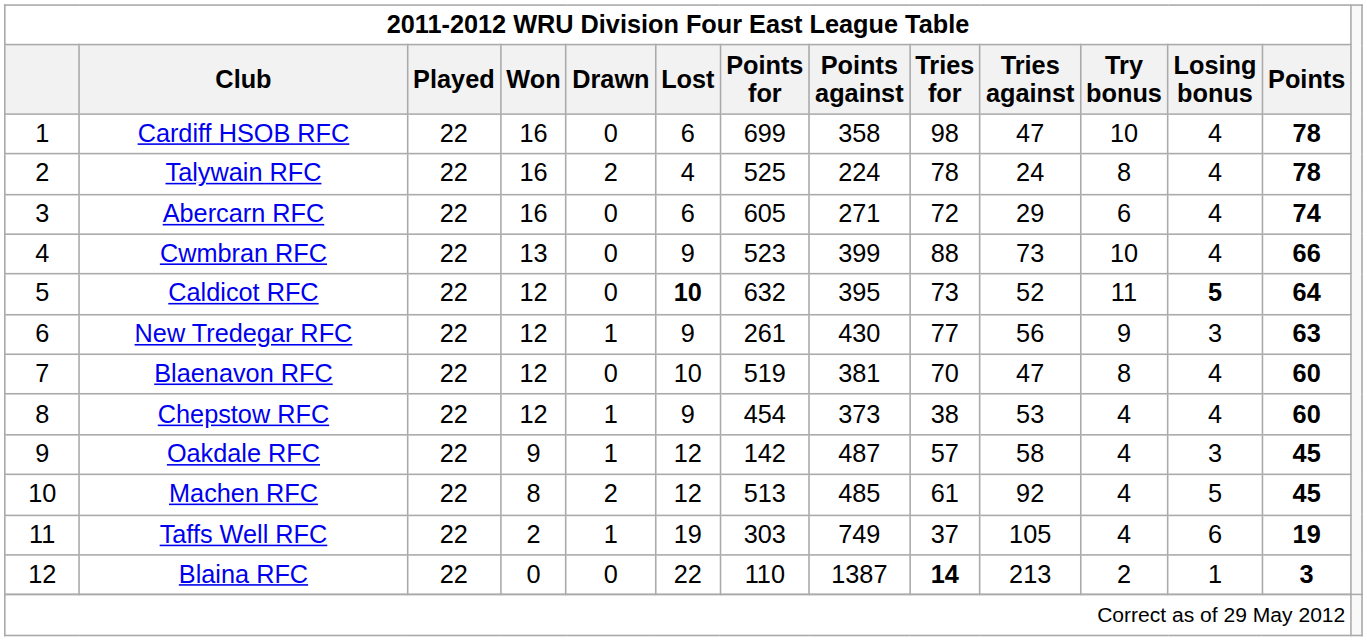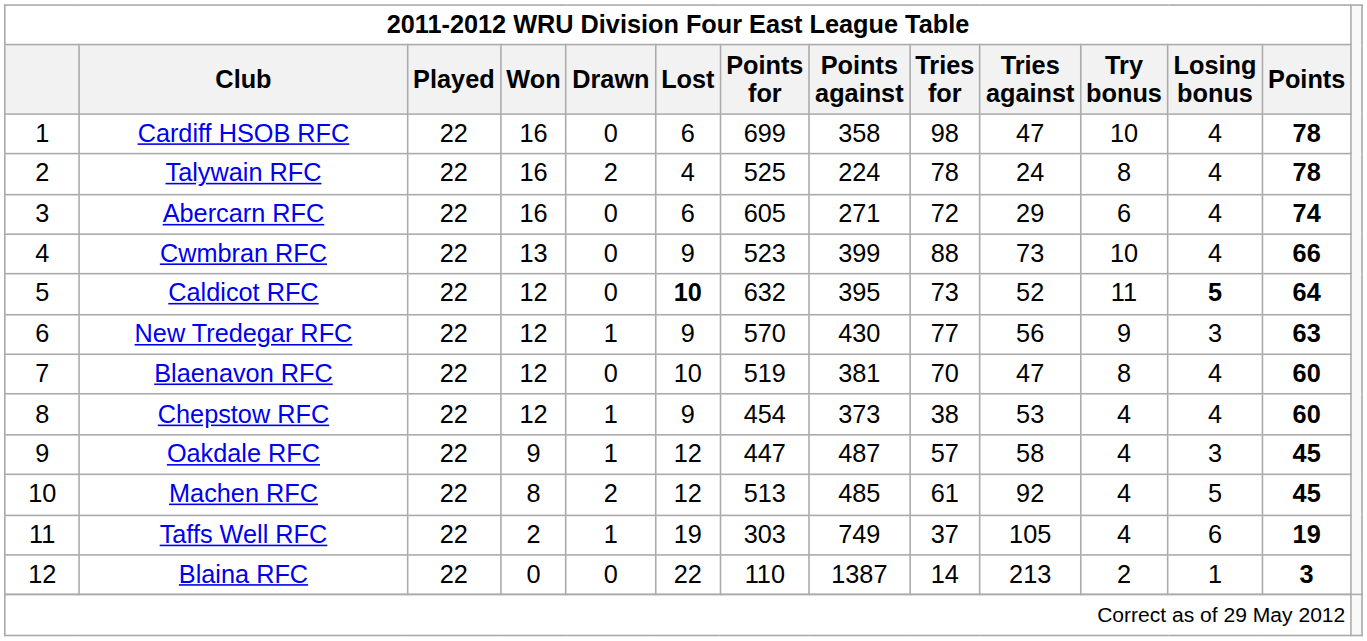(765, 333) 261 -> (765, 333) 570
(765, 454) 142 -> (765, 454) 447
(945, 574) bold -> (945, 574) normal
